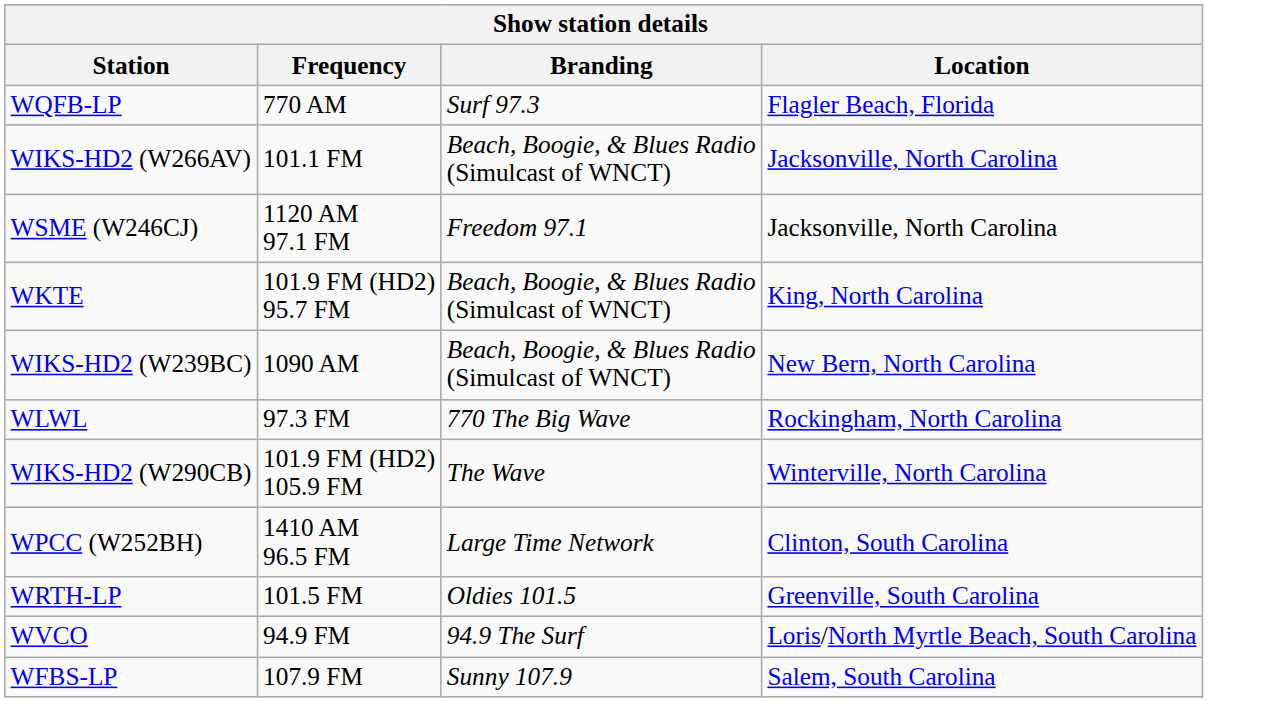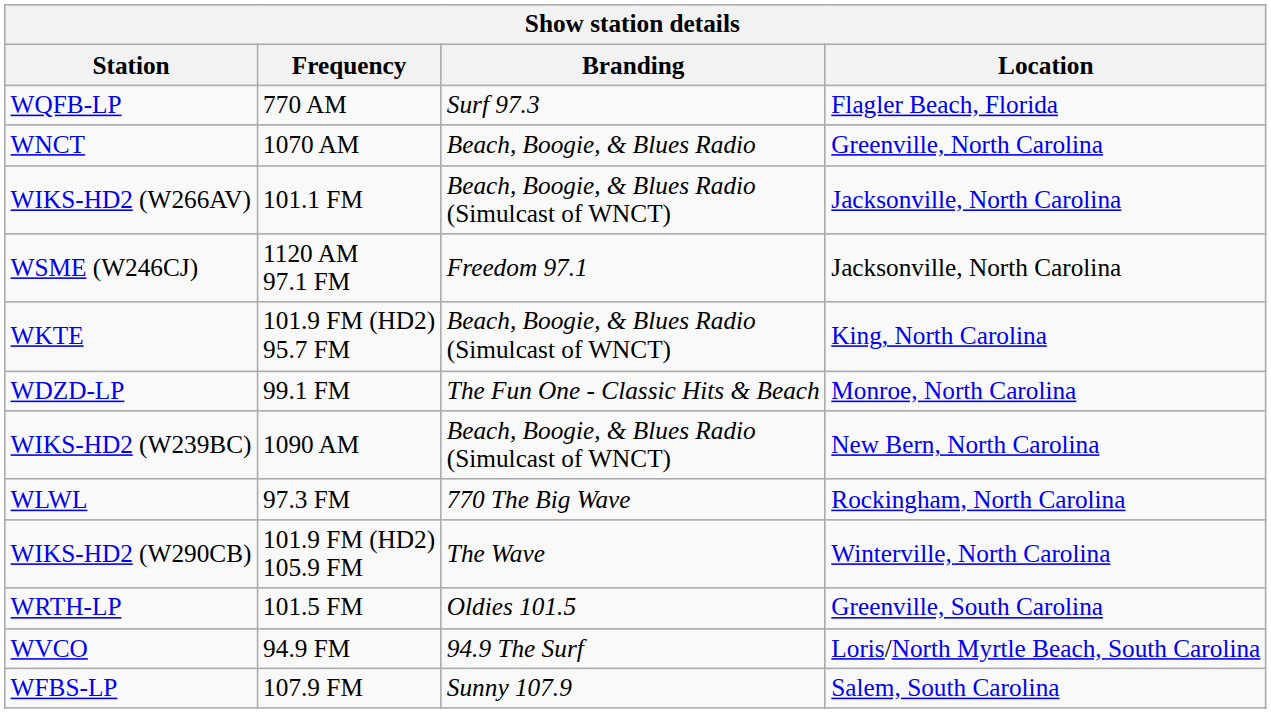+ row: (48, 144)
+ row: (67, 390)
- row: (106, 541)
